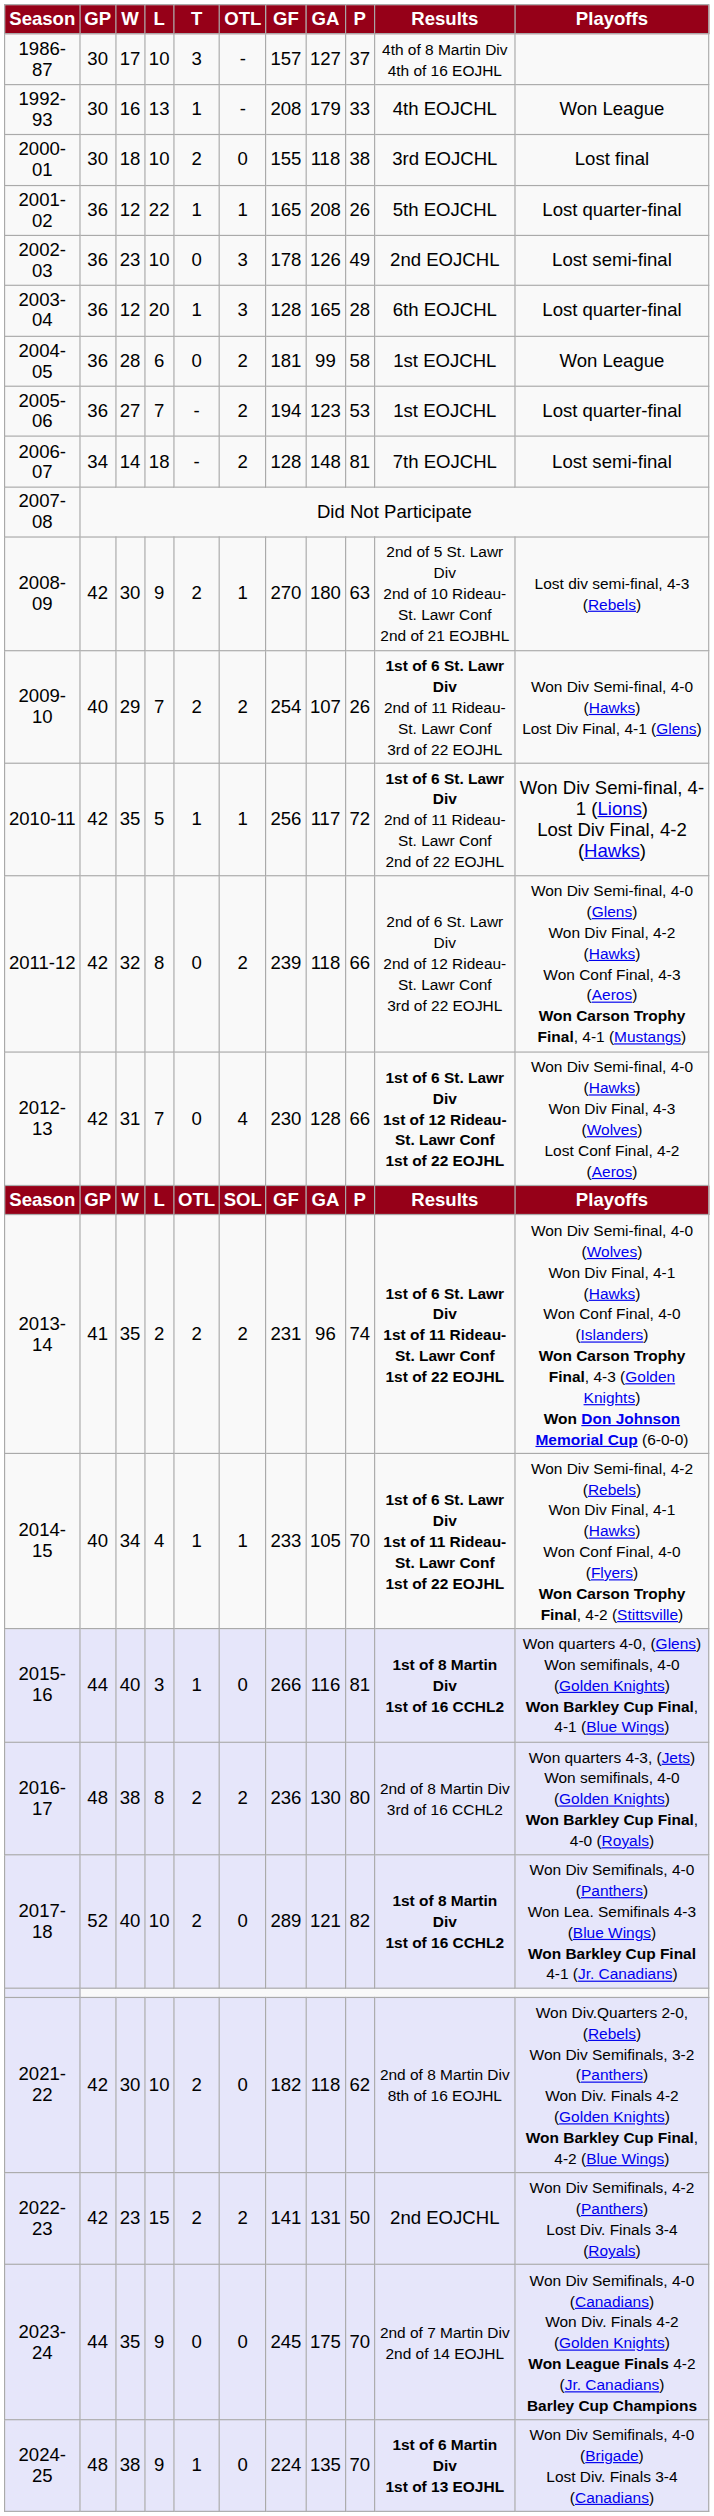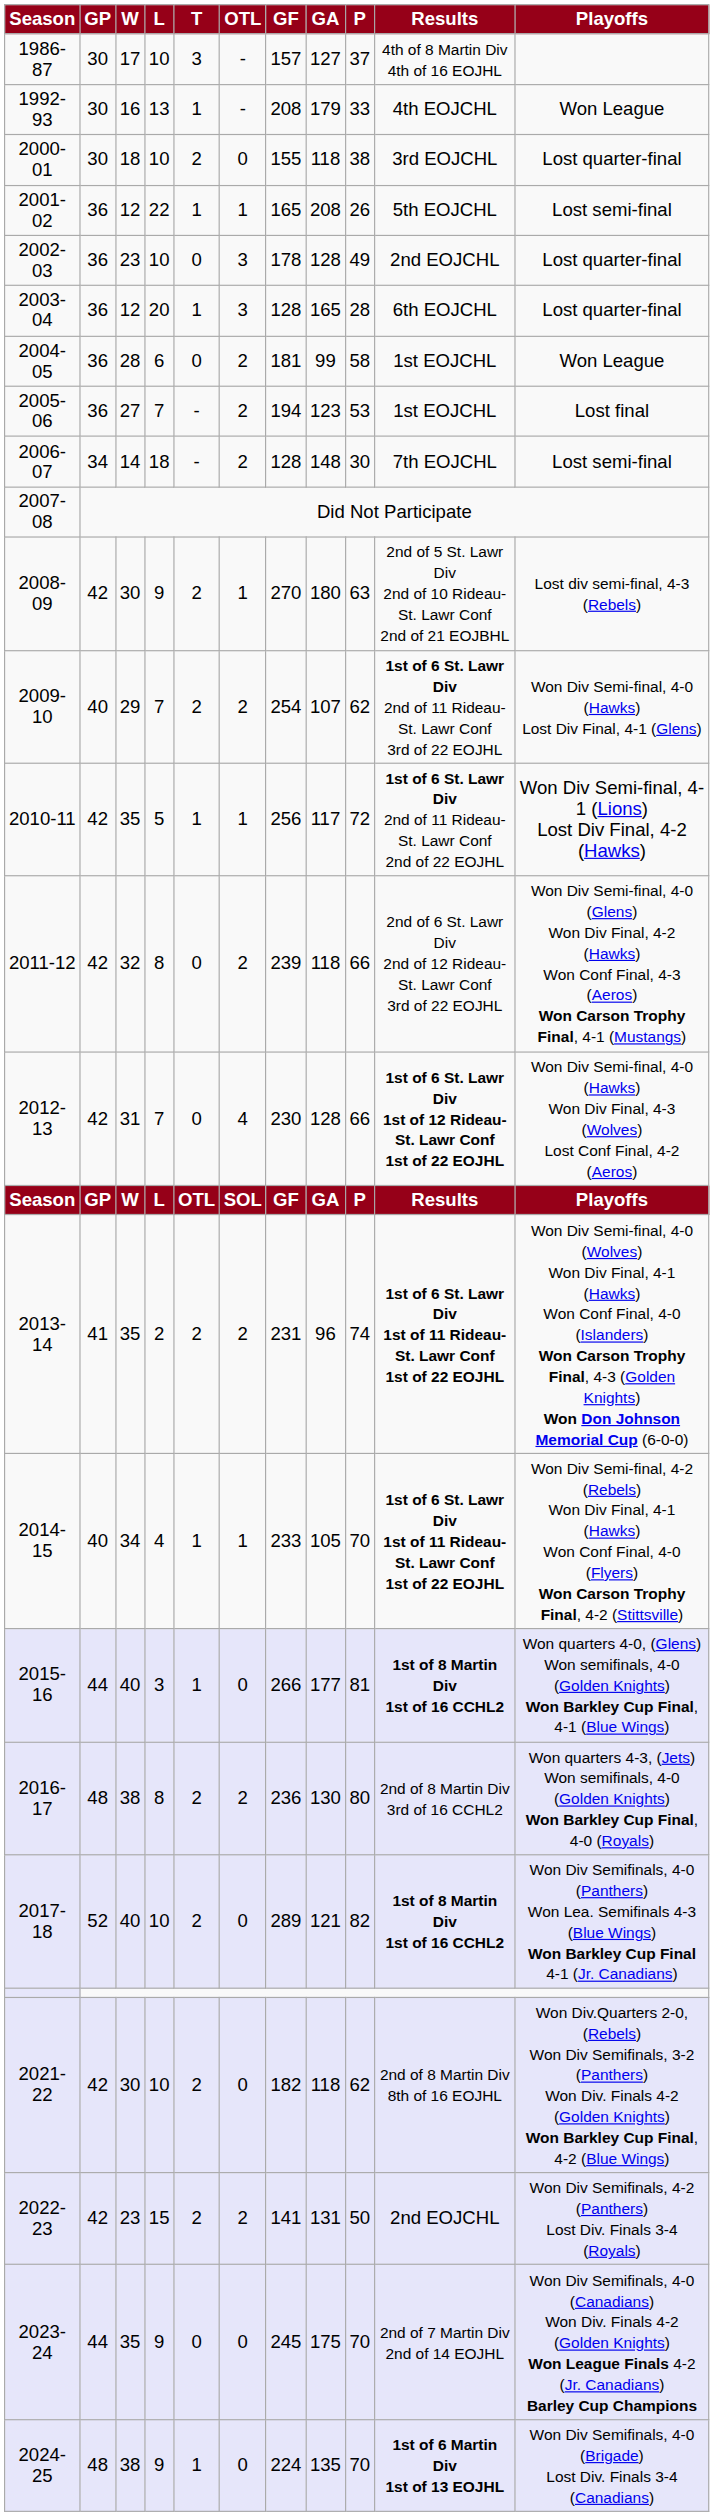(612, 159) Lost final -> (612, 159) Lost quarter-final
(612, 210) Lost quarter-final -> (612, 210) Lost semi-final
(325, 260) 126 -> (325, 260) 128
(612, 260) Lost semi-final -> (612, 260) Lost quarter-final
(612, 411) Lost quarter-final -> (612, 411) Lost final
(360, 461) 81 -> (360, 461) 30
(360, 706) 26 -> (360, 706) 62
(325, 1685) 116 -> (325, 1685) 177
